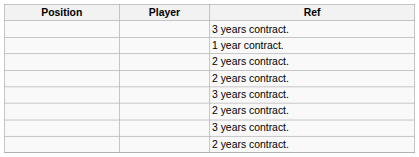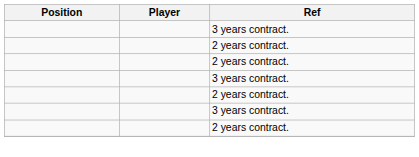- row: (62, 46)
